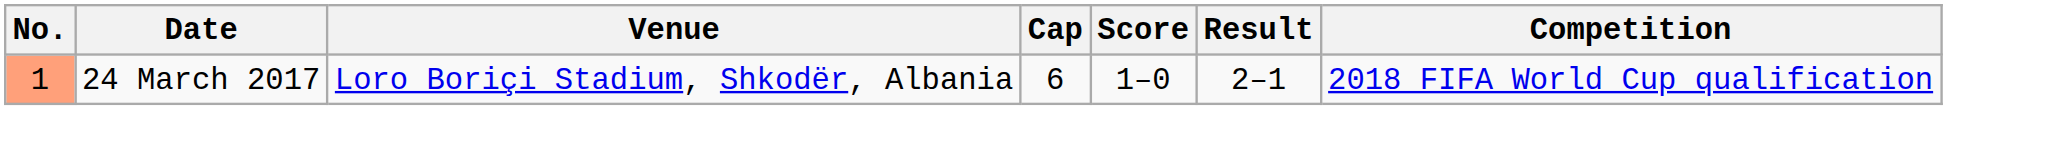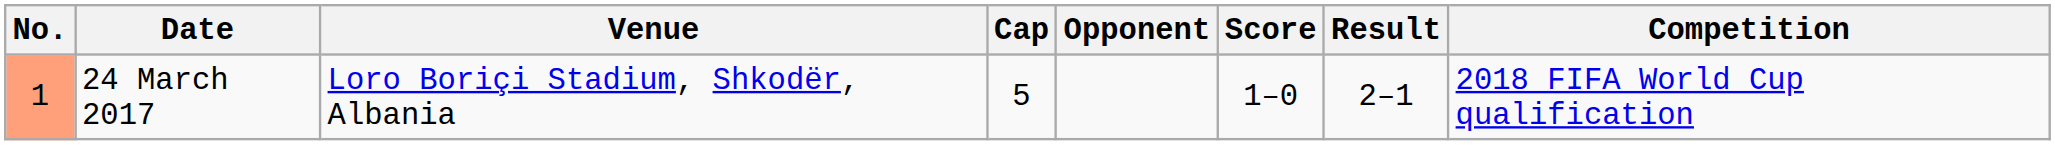+ column: (1137, 30)
(1055, 80) 6 -> (1022, 97) 5
